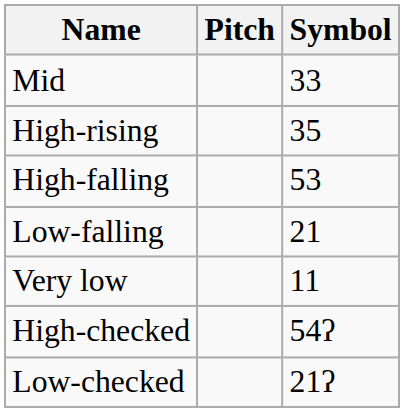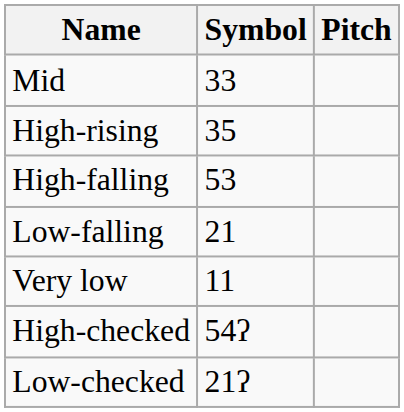columns swapped: (341, 29) <-> (240, 29)
